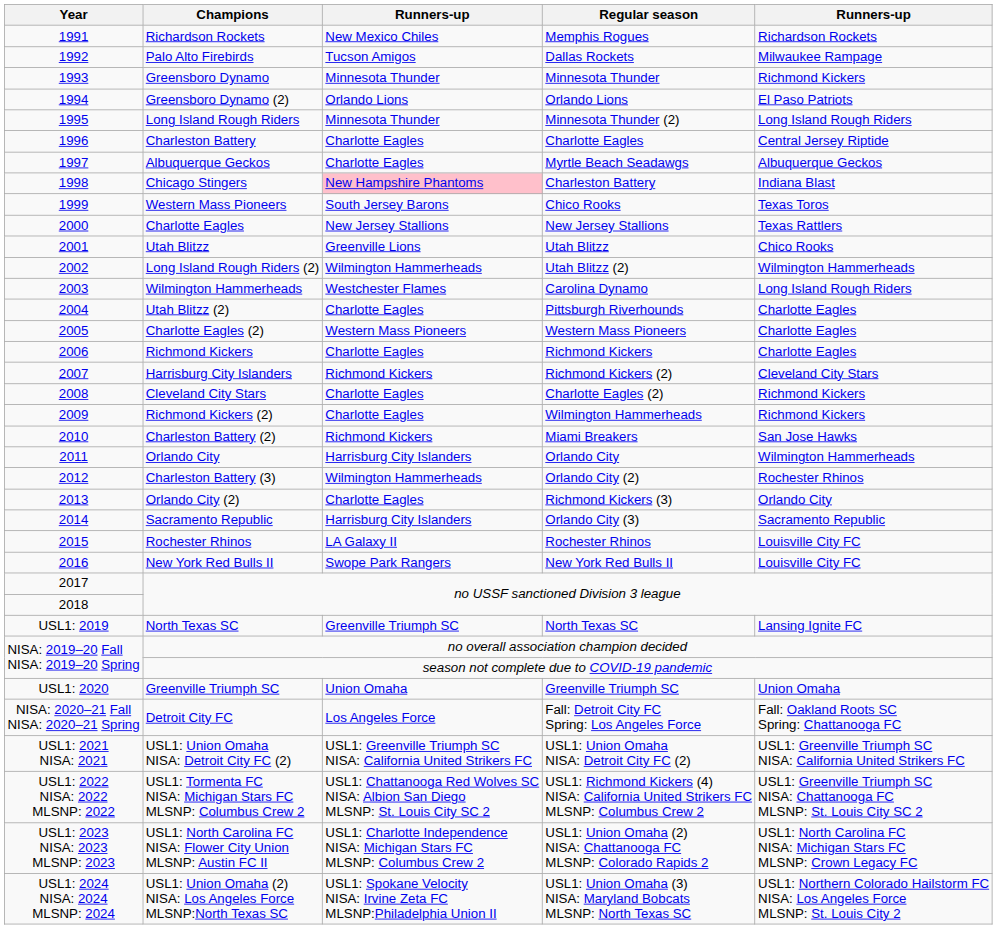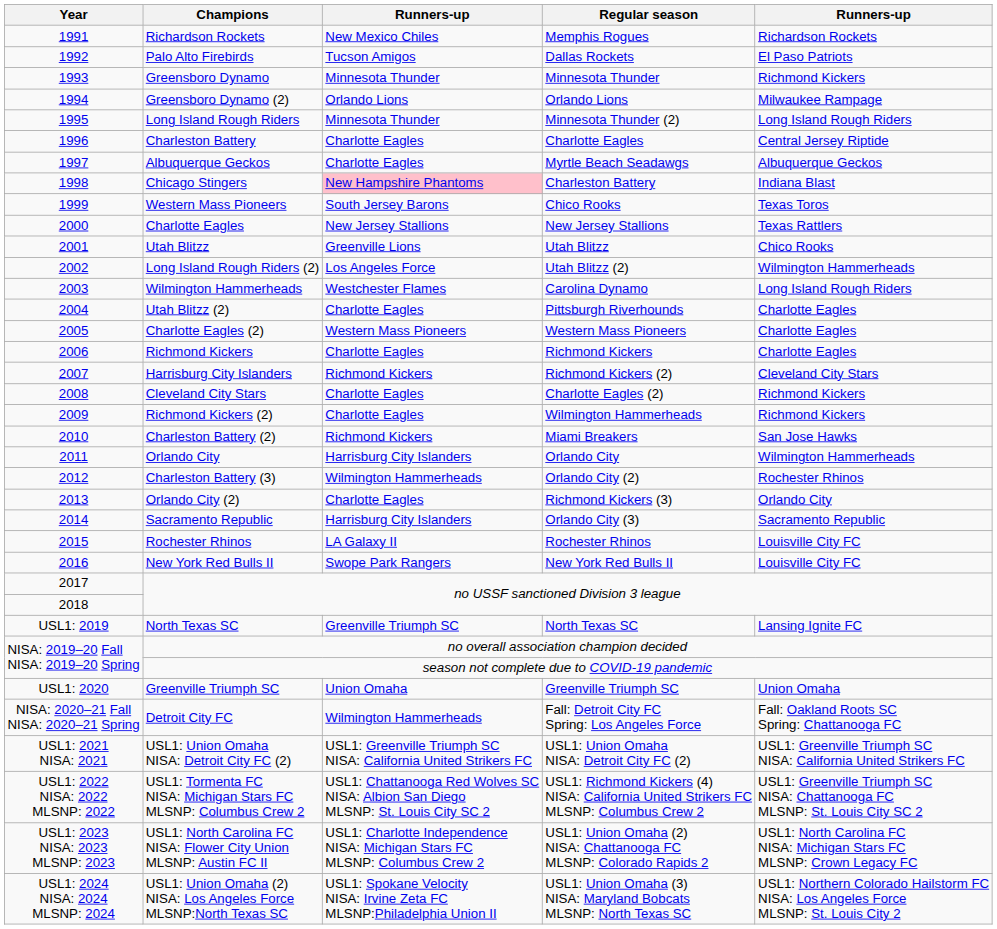(820, 57) Milwaukee Rampage -> (805, 57) El Paso Patriots
(805, 99) El Paso Patriots -> (820, 99) Milwaukee Rampage
(404, 267) Wilmington Hammerheads -> (380, 267) Los Angeles Force
(380, 717) Los Angeles Force -> (404, 717) Wilmington Hammerheads
